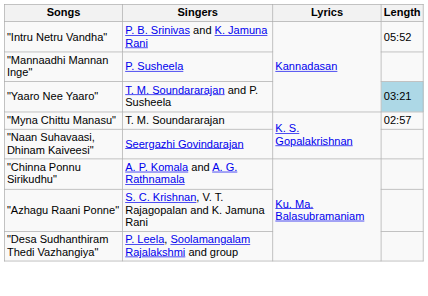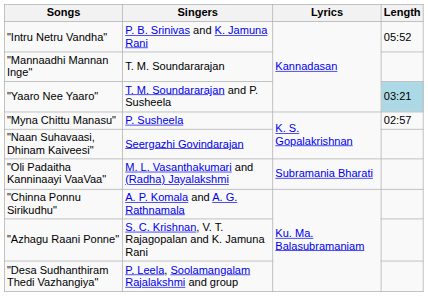(154, 66) P. Susheela -> (175, 66) T. M. Soundararajan
(175, 120) T. M. Soundararajan -> (154, 120) P. Susheela
+ row: (57, 174)
